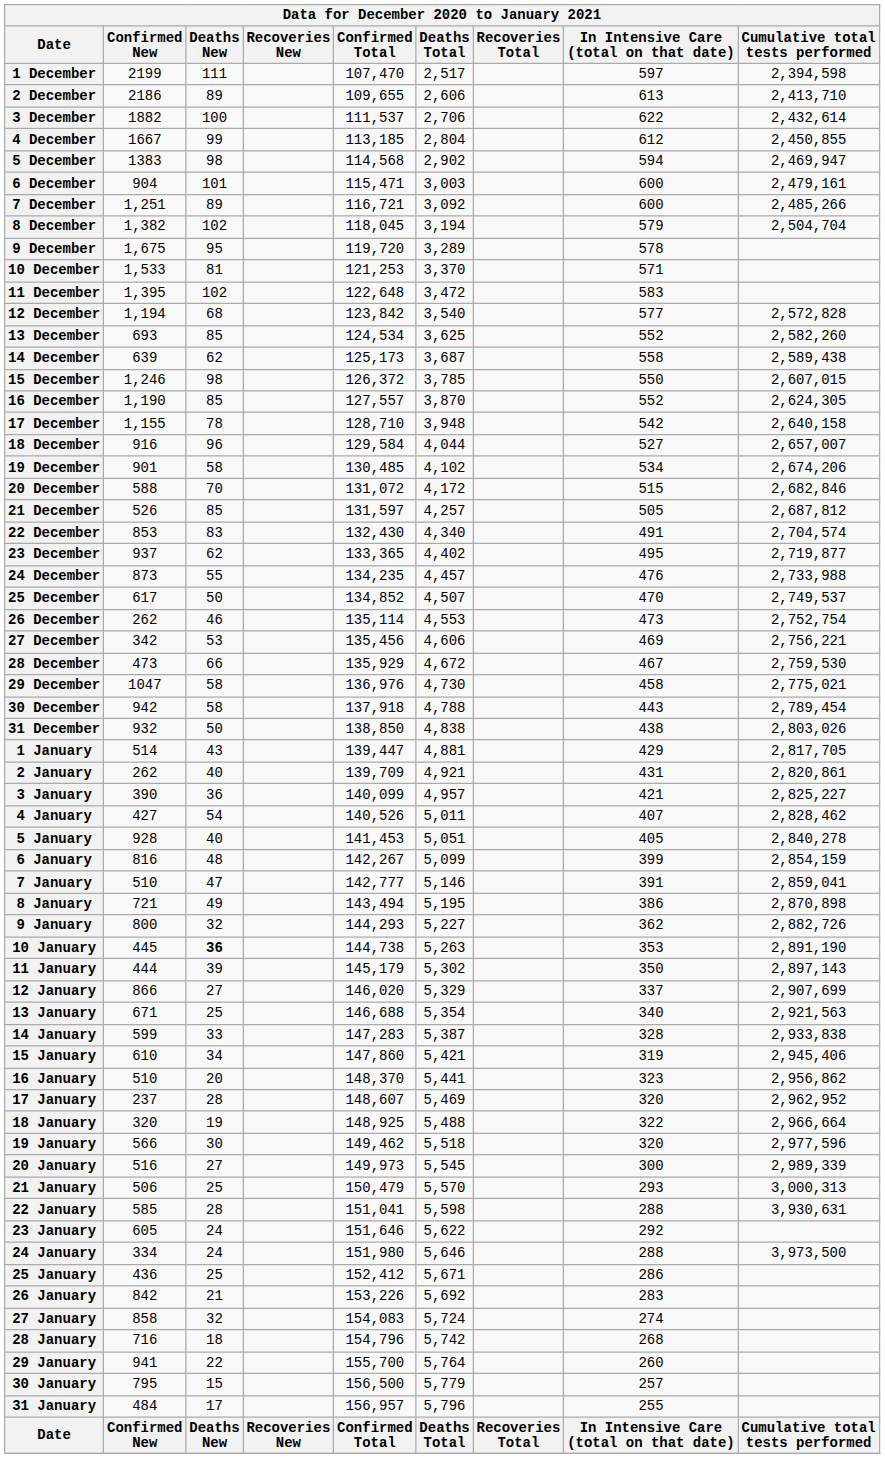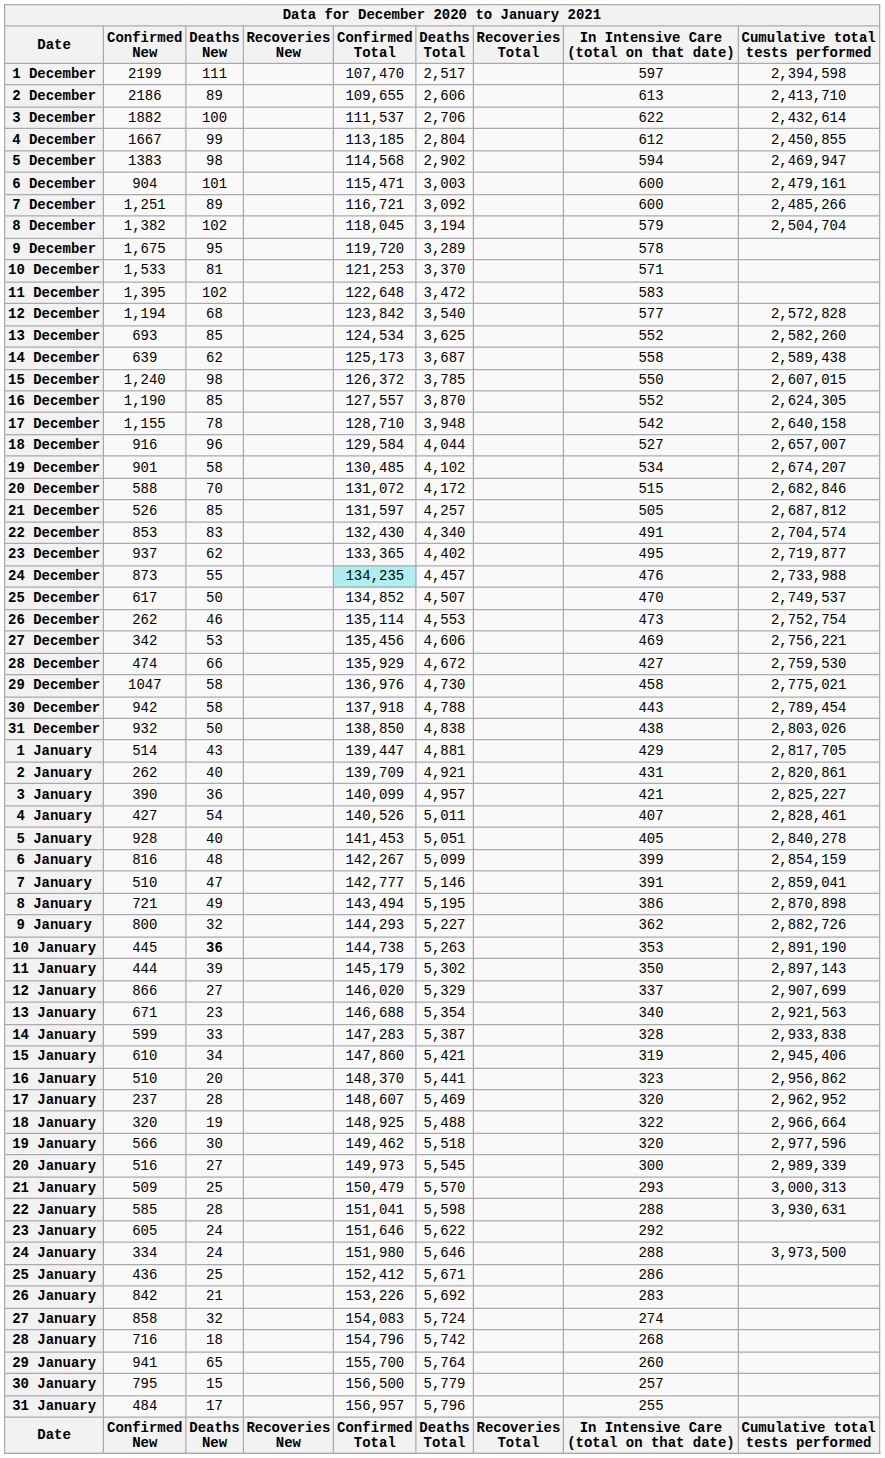(145, 380) 1,246 -> (145, 380) 1,240
(809, 467) 2,674,206 -> (809, 467) 2,674,207
(375, 577) no background -> (375, 577) paleturquoise background
(145, 664) 473 -> (145, 664) 474
(651, 664) 467 -> (651, 664) 427
(809, 817) 2,828,462 -> (809, 817) 2,828,461
(214, 1013) 25 -> (214, 1013) 23
(145, 1188) 506 -> (145, 1188) 509
(214, 1363) 22 -> (214, 1363) 65
